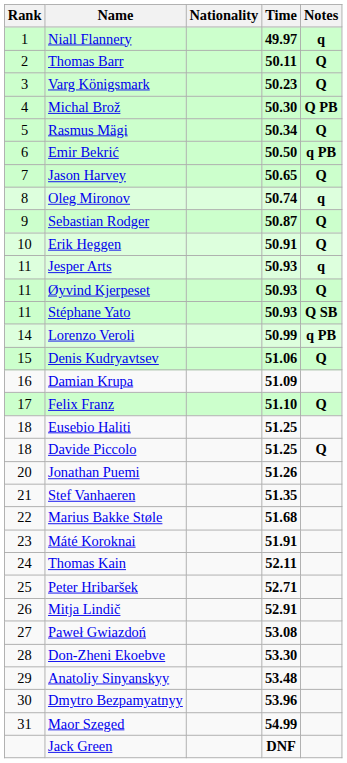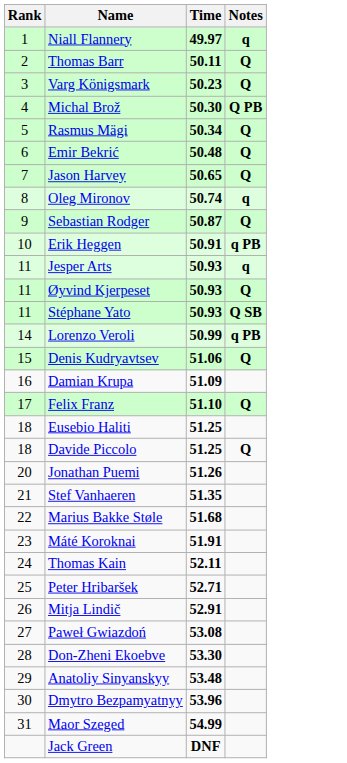- column: (224, 15)
(281, 152) 50.50 -> (206, 152) 50.48
(321, 152) q PB -> (246, 152) Q
(321, 244) Q -> (246, 244) q PB
